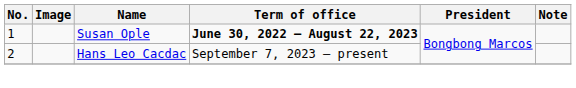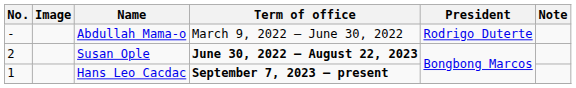+ row: (132, 34)
(11, 34) 1 -> (11, 54) 2
(11, 54) 2 -> (11, 73) 1
(290, 54) normal -> (290, 73) bold
